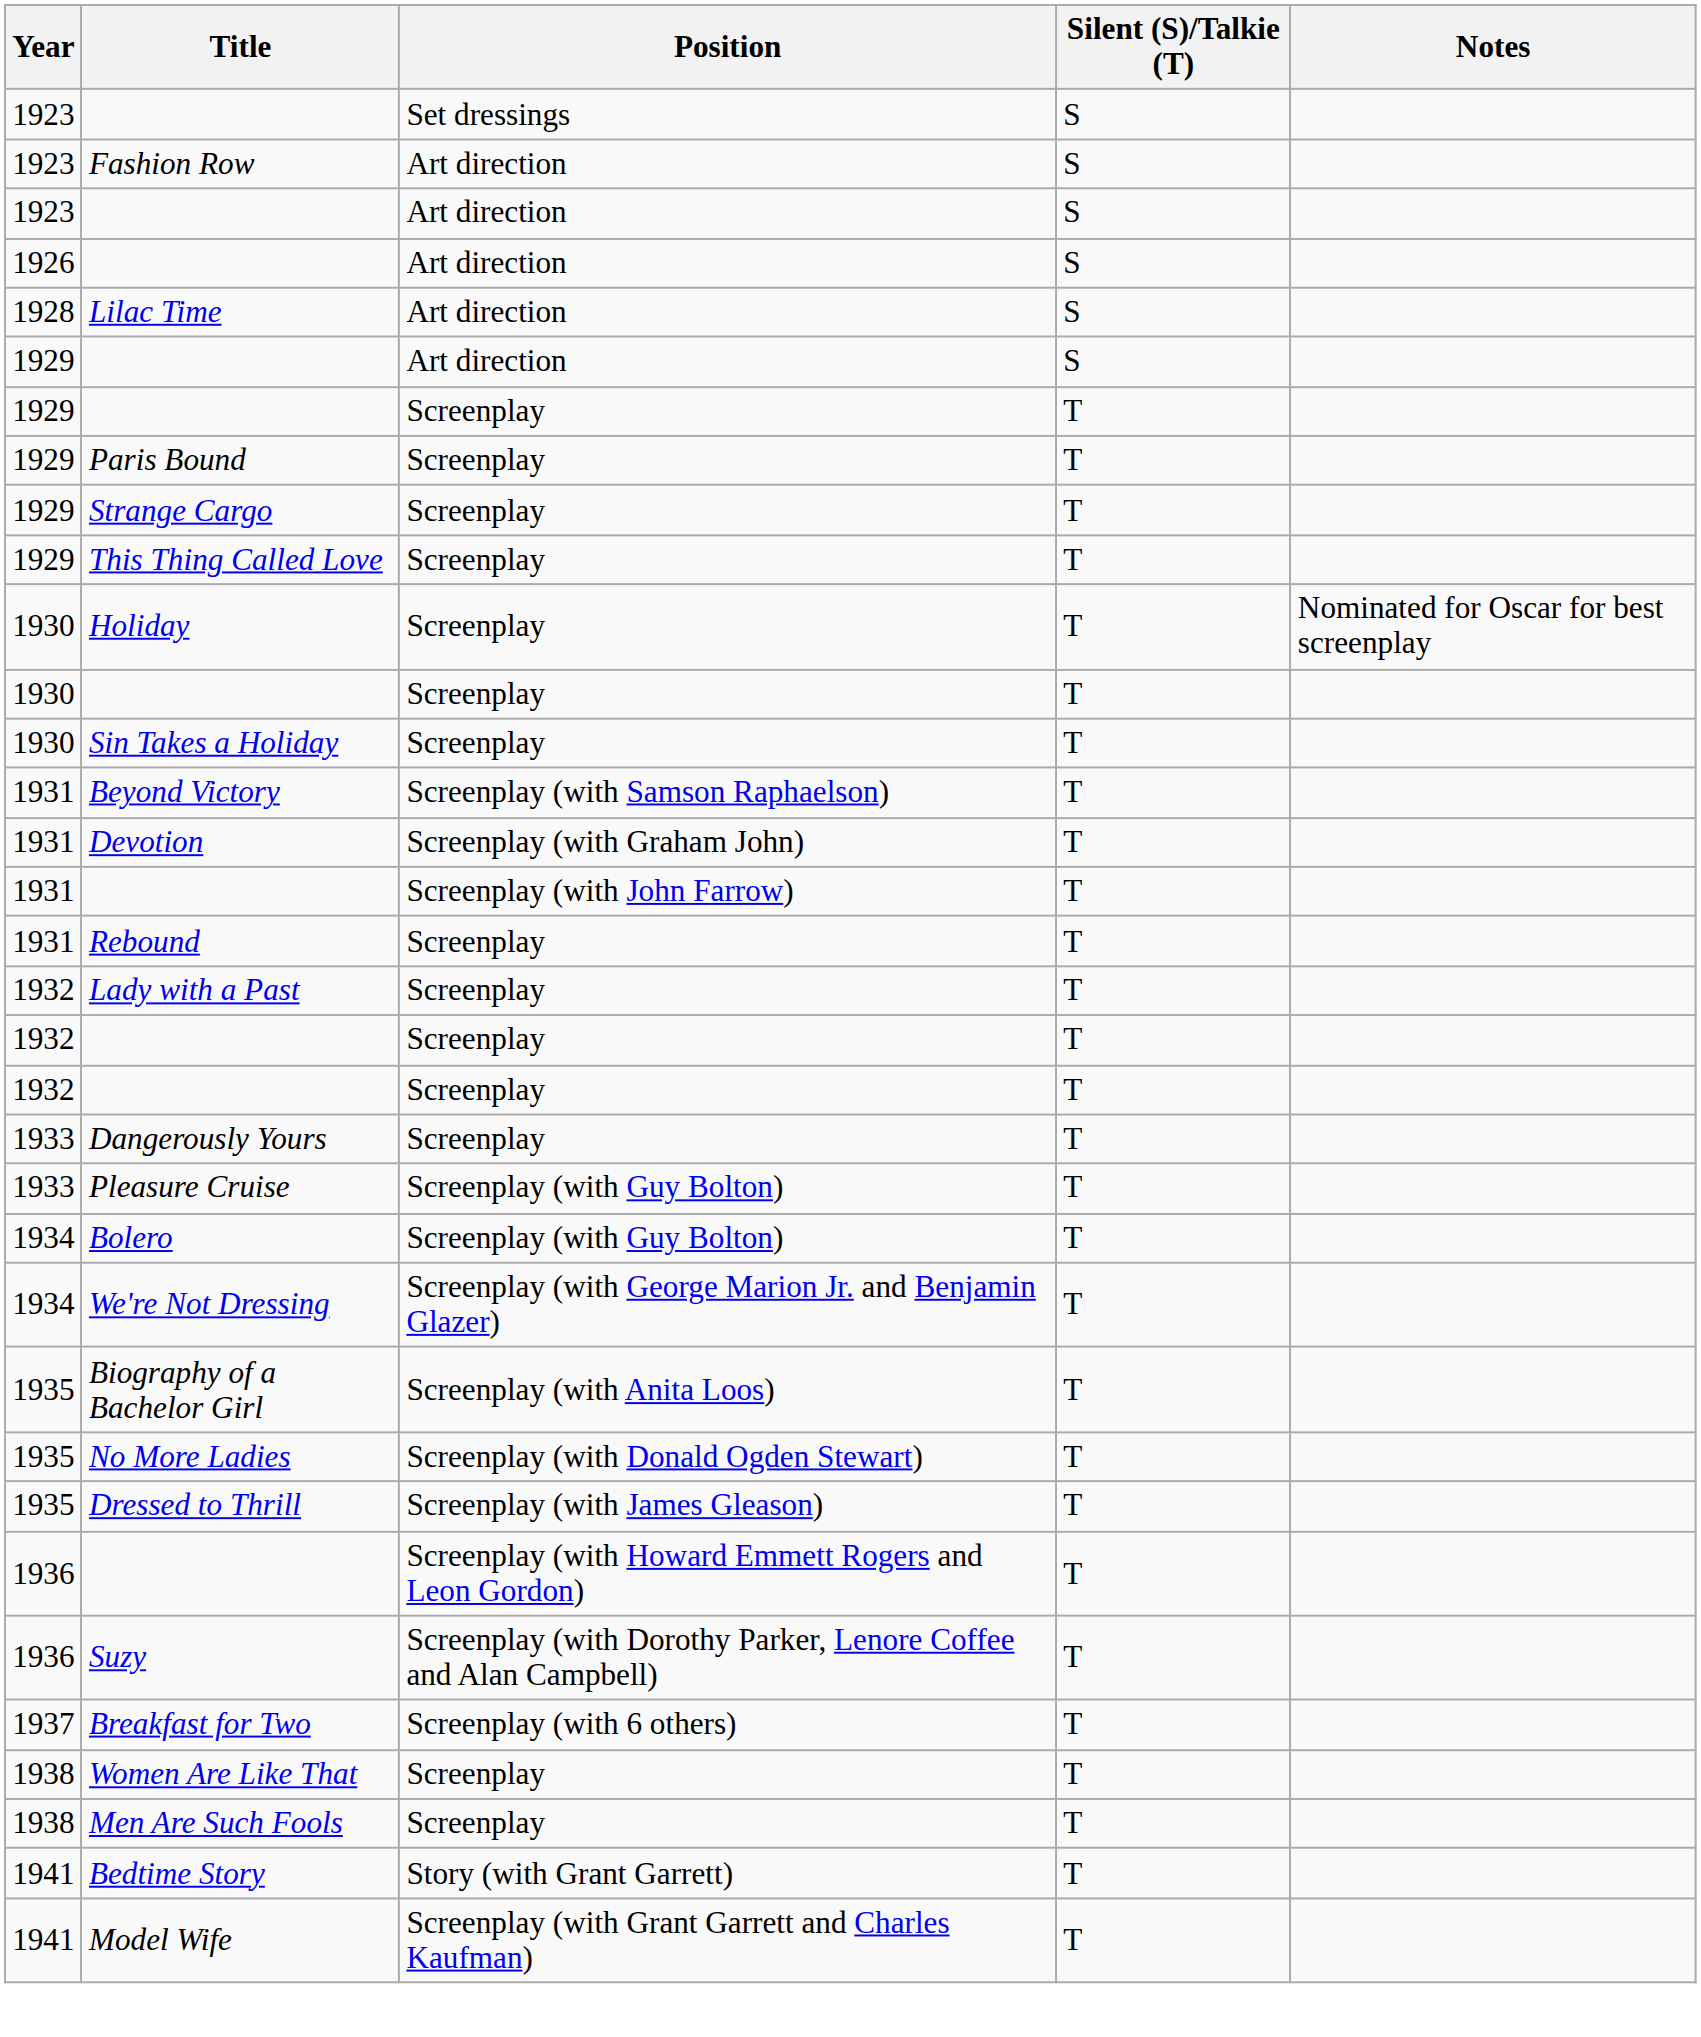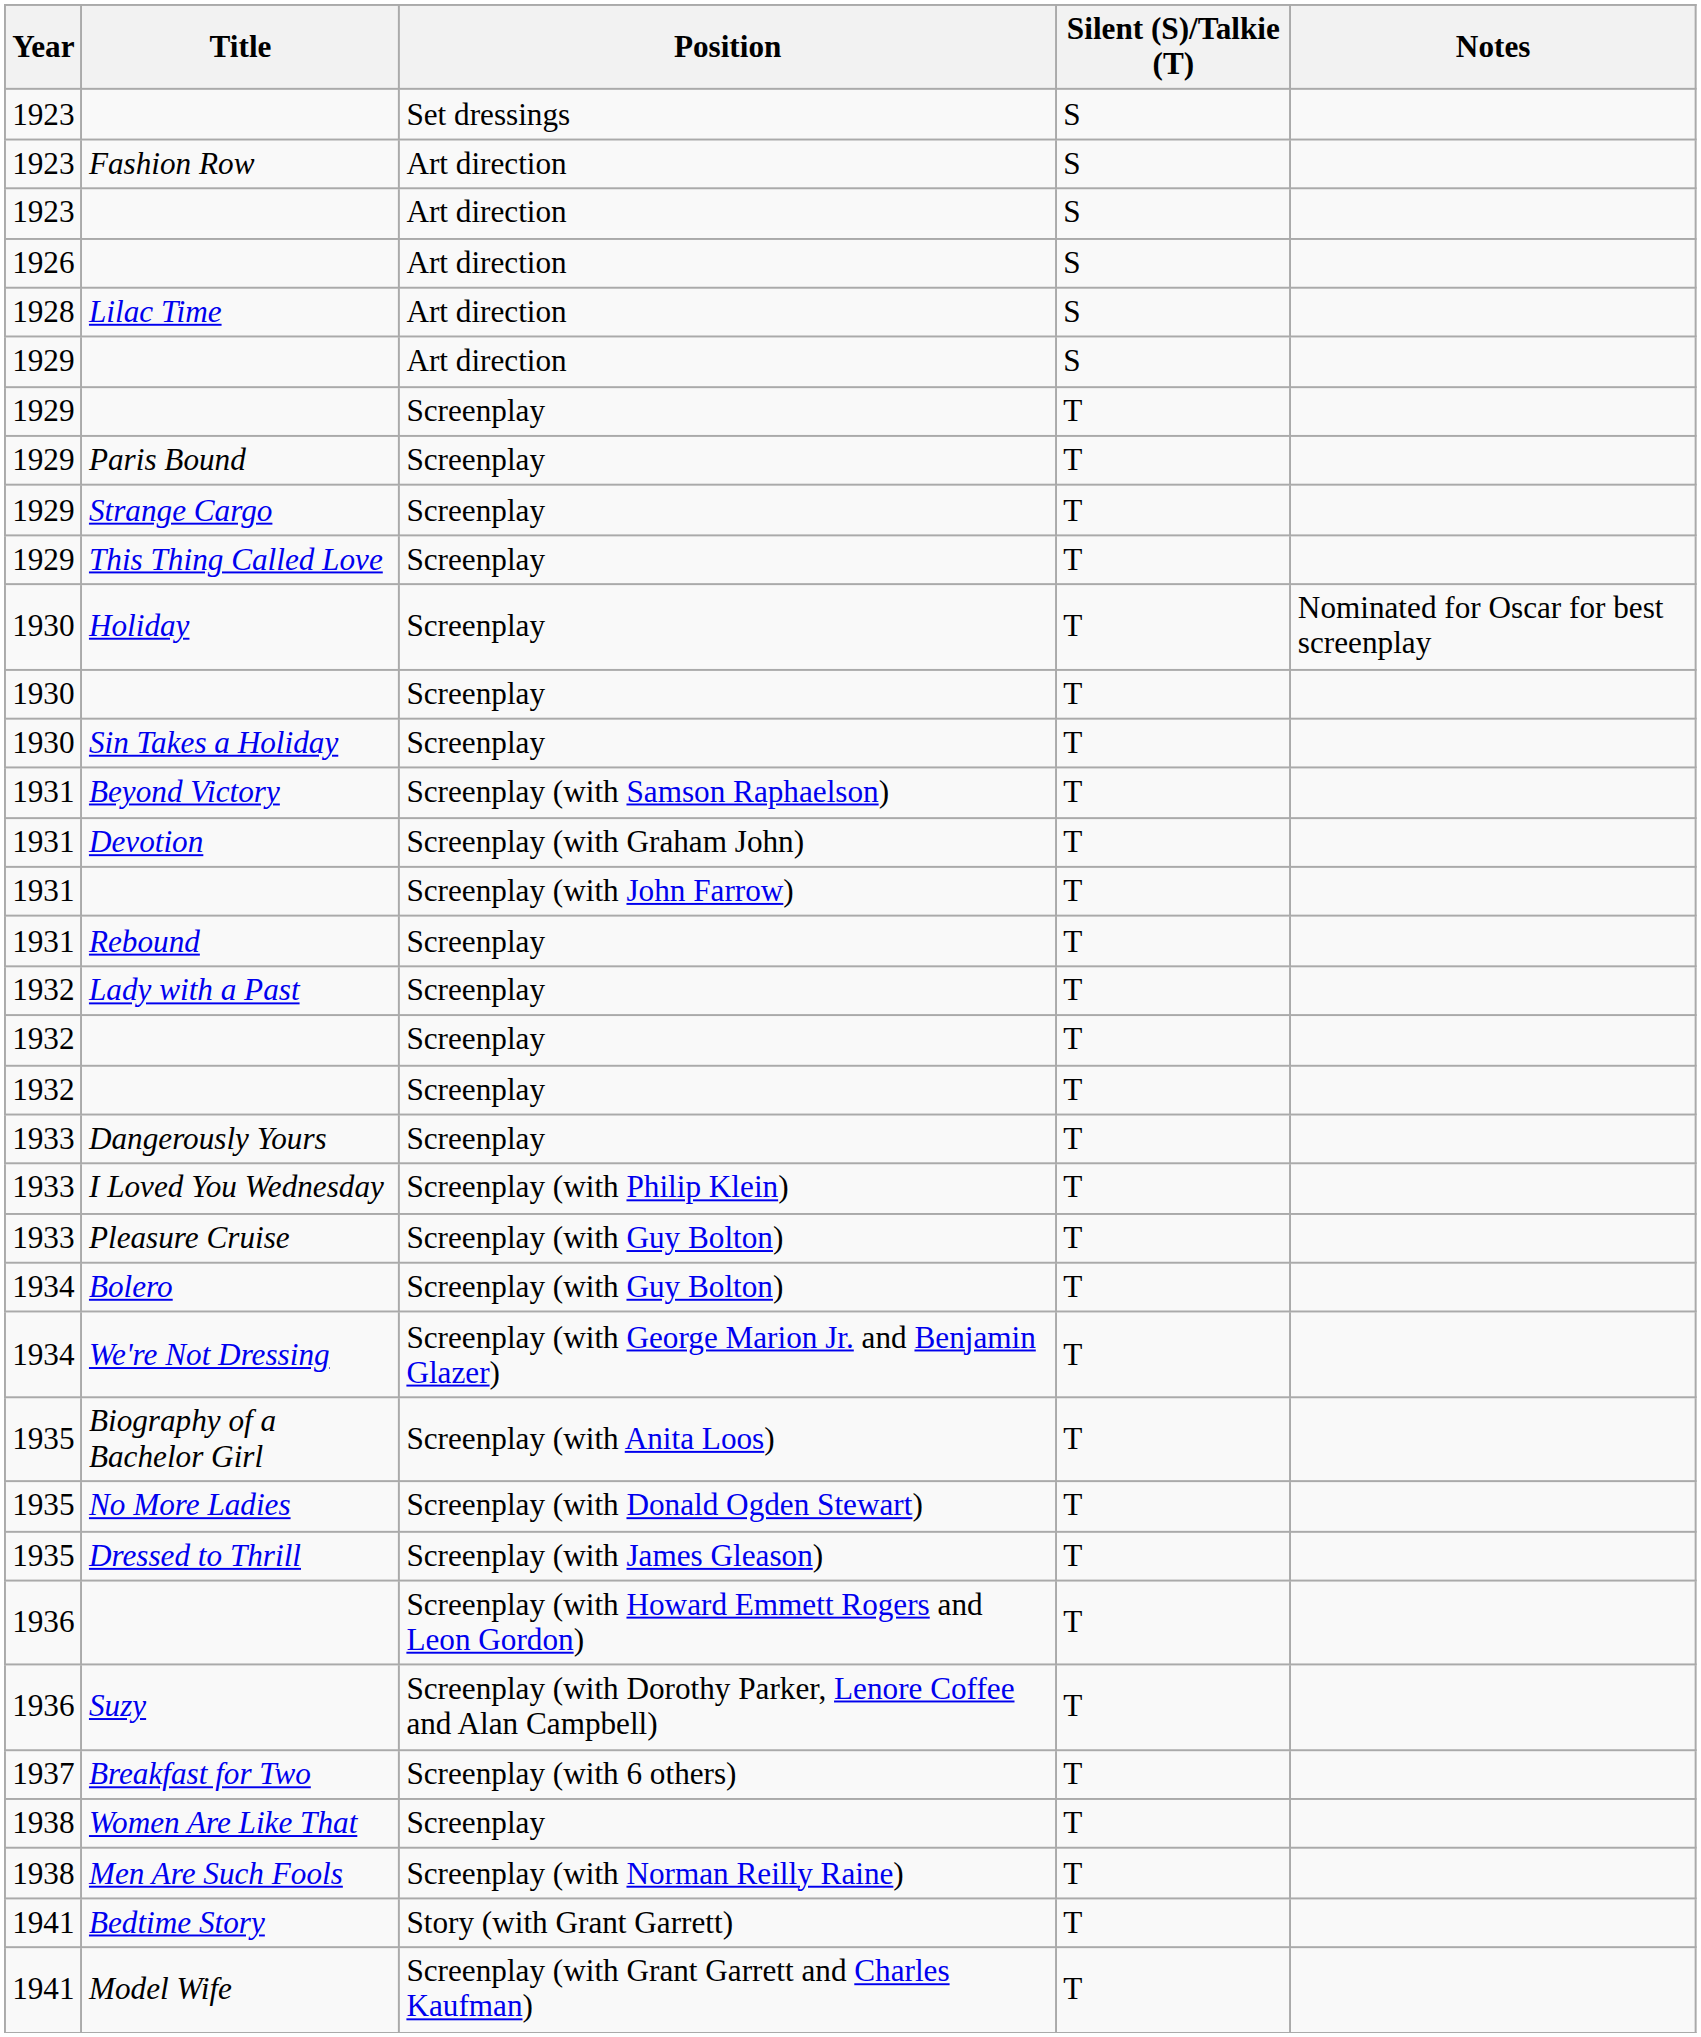+ row: (43, 1188)
(476, 1823) Screenplay -> (655, 1872) Screenplay (with Norman Reilly Raine)
